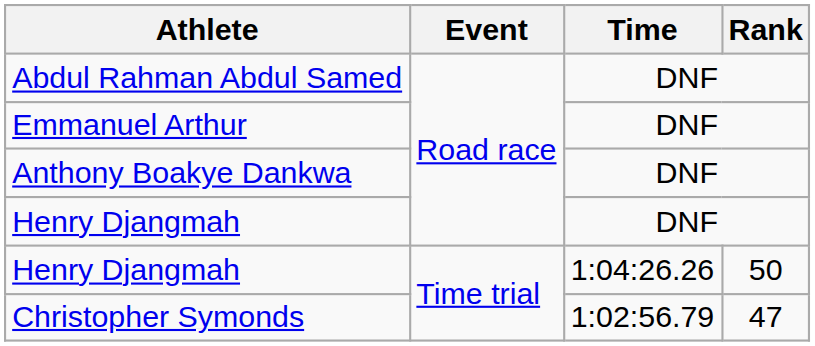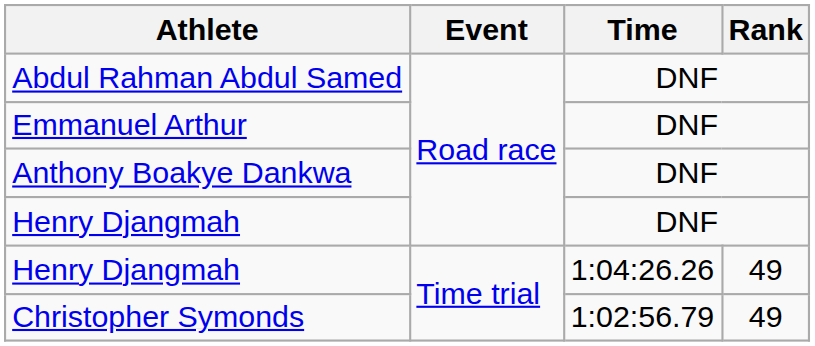(766, 269) 50 -> (766, 269) 49
(766, 317) 47 -> (766, 317) 49
